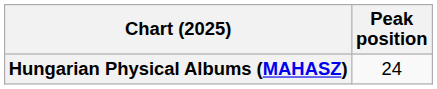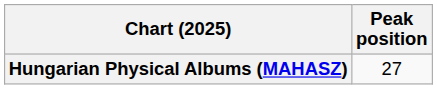(392, 68) 24 -> (392, 68) 27
